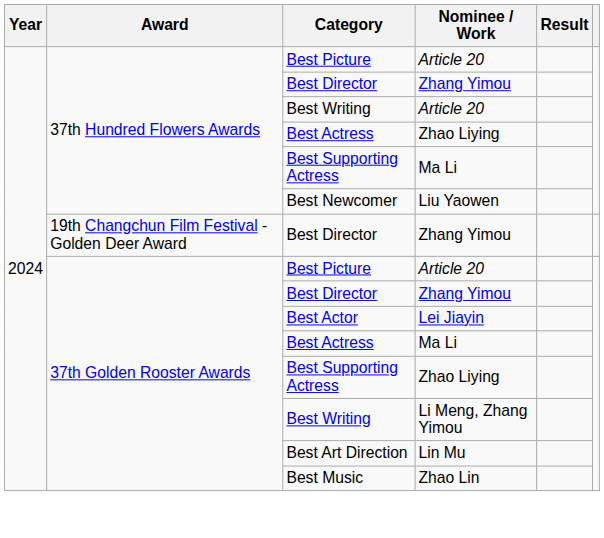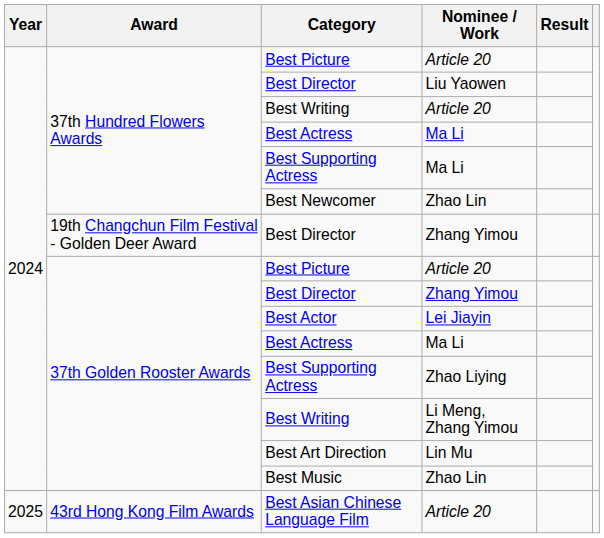(465, 84) Zhang Yimou -> (466, 84) Liu Yaowen
(459, 134) Zhao Liying -> (445, 134) Ma Li
(459, 201) Liu Yaowen -> (456, 201) Zhao Lin
+ row: (152, 511)
